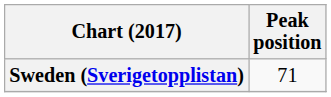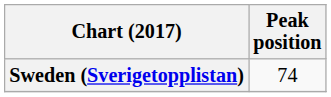(287, 75) 71 -> (287, 75) 74
